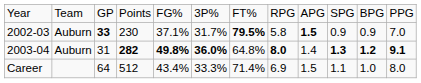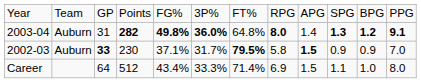rows swapped: (28, 31) <-> (28, 50)
